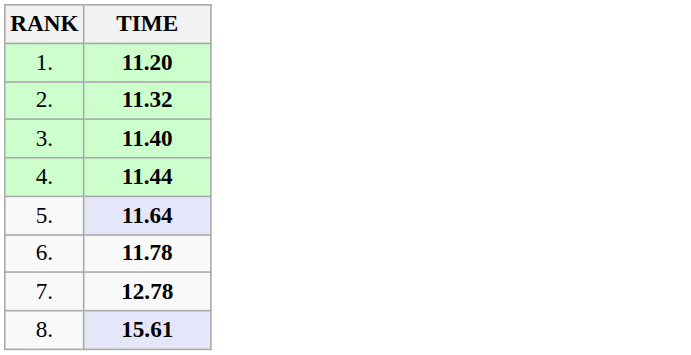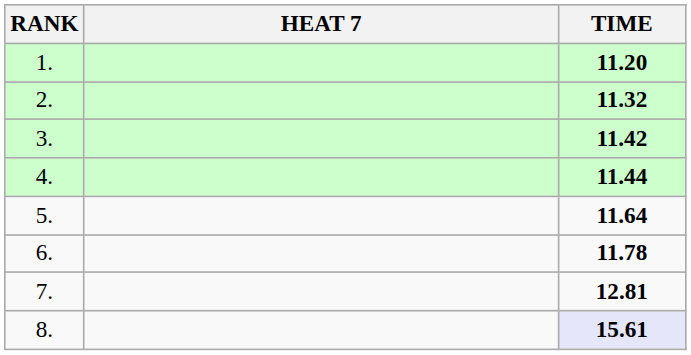+ column: (321, 24)
(147, 138) 11.40 -> (622, 138) 11.42
(147, 215) lavender background -> (622, 215) no background
(147, 291) 12.78 -> (622, 291) 12.81
